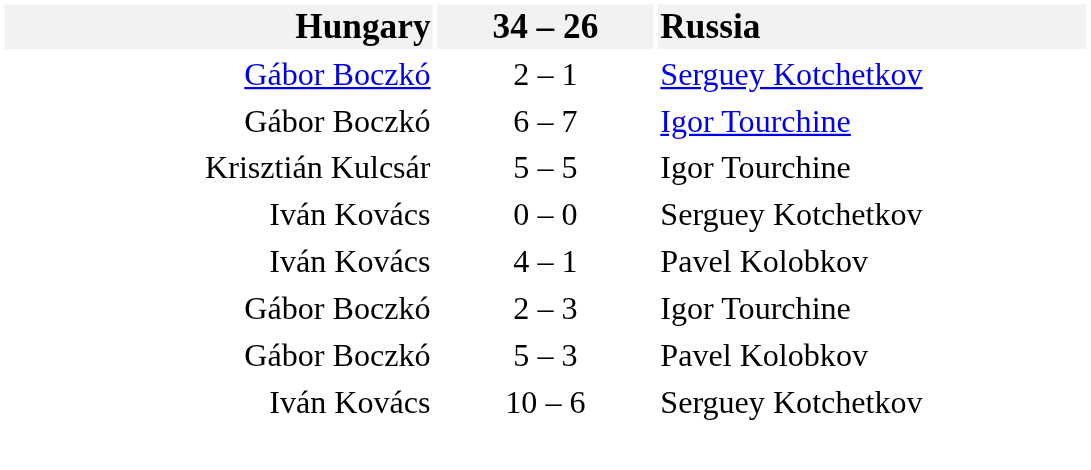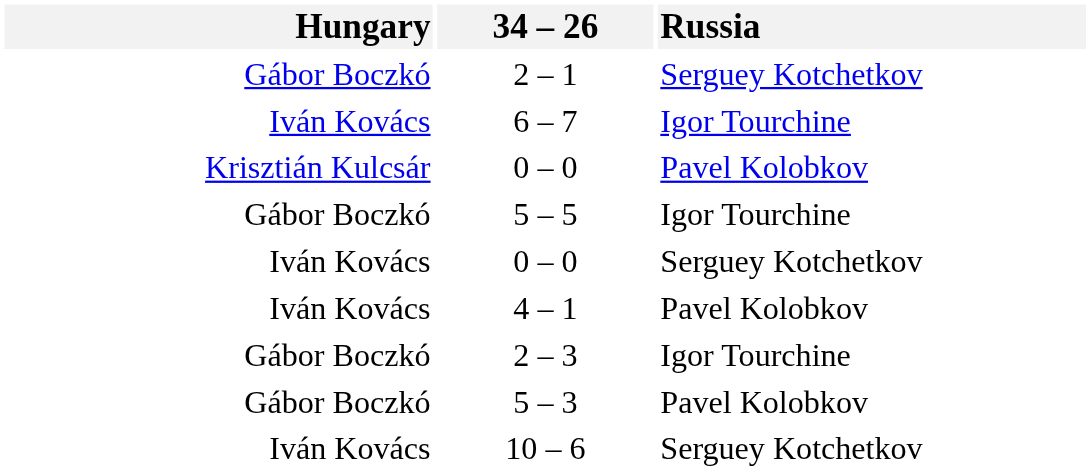(337, 120) Gábor Boczkó -> (350, 120) Iván Kovács
+ row: (545, 167)
(318, 167) Krisztián Kulcsár -> (337, 214) Gábor Boczkó
